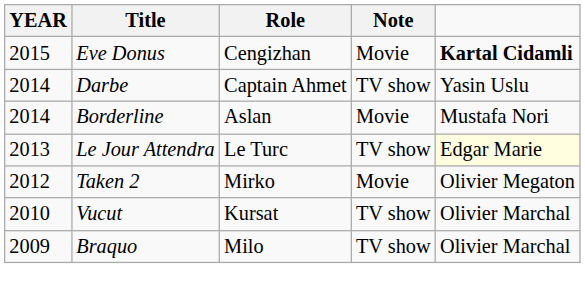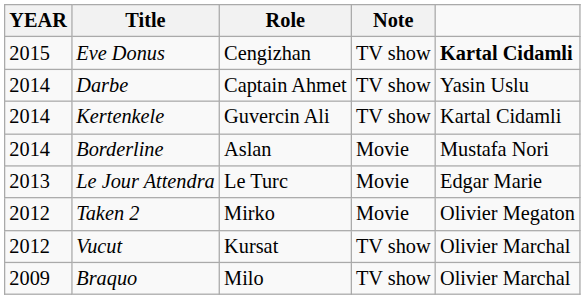(382, 52) Movie -> (393, 52) TV show
+ row: (120, 117)
(393, 149) TV show -> (382, 181) Movie
(491, 149) lightyellow background -> (491, 181) no background
(30, 213) 2010 -> (30, 246) 2012
